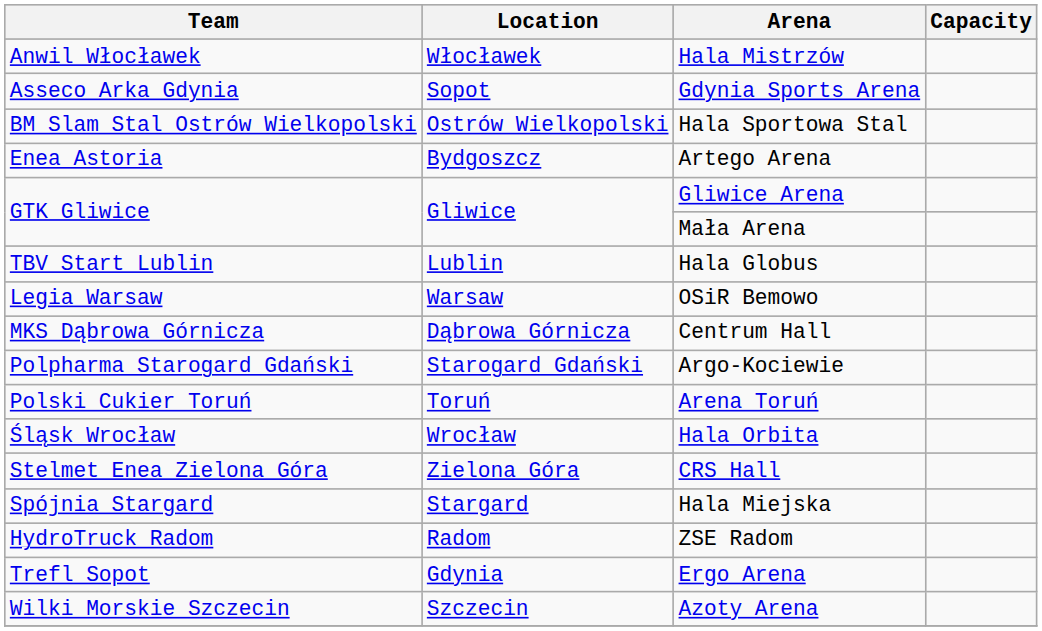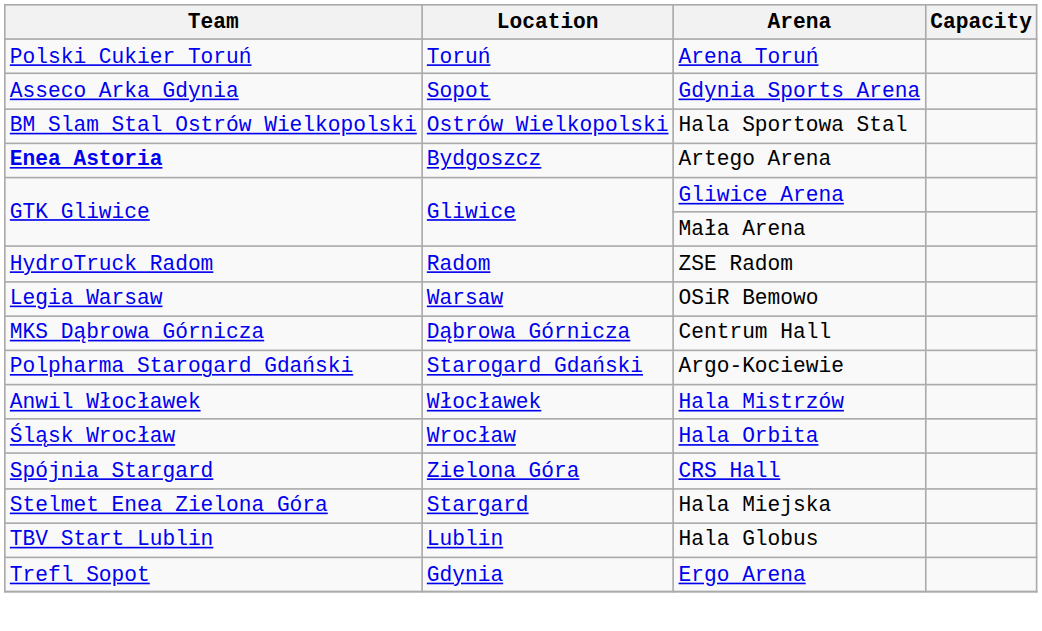rows swapped: (761, 57) <-> (749, 402)
(86, 160) normal -> (86, 160) bold
rows swapped: (736, 540) <-> (749, 264)
(169, 471) Stelmet Enea Zielona Góra -> (112, 471) Spójnia Stargard
(112, 506) Spójnia Stargard -> (169, 506) Stelmet Enea Zielona Góra
- row: (749, 609)
